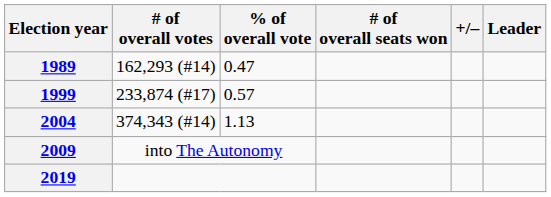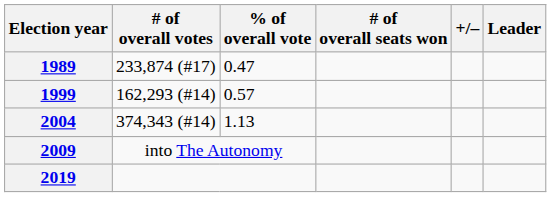(166, 66) 162,293 (#14) -> (166, 66) 233,874 (#17)
(166, 94) 233,874 (#17) -> (166, 94) 162,293 (#14)
